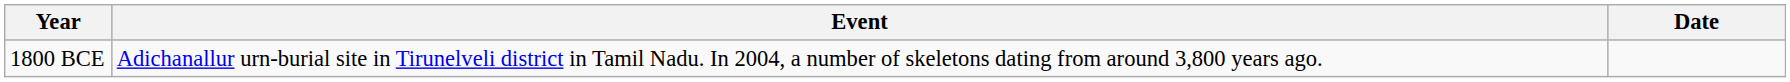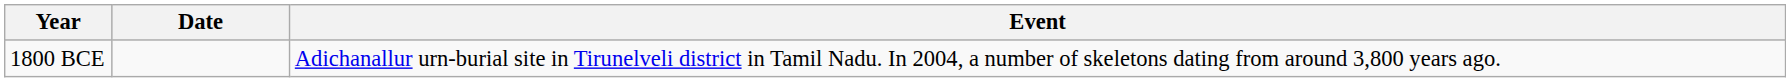columns swapped: (1696, 22) <-> (859, 22)
